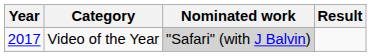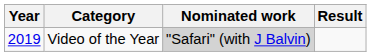(24, 39) 2017 -> (24, 39) 2019
